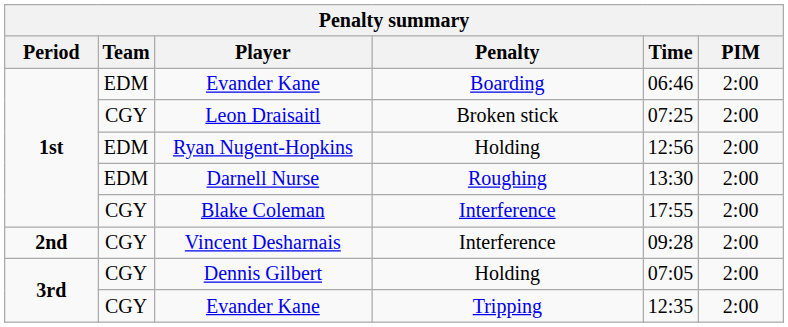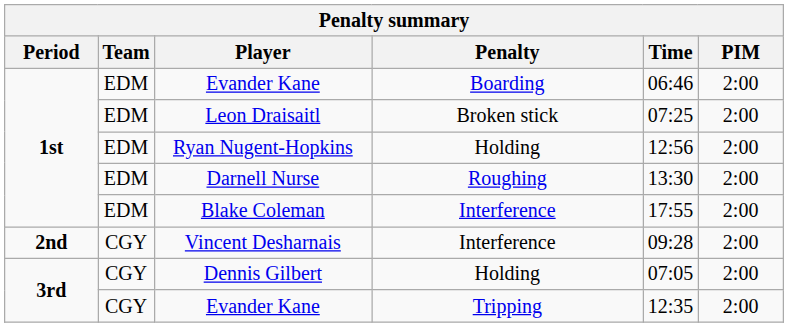(126, 115) CGY -> (126, 115) EDM
(126, 210) CGY -> (126, 210) EDM
